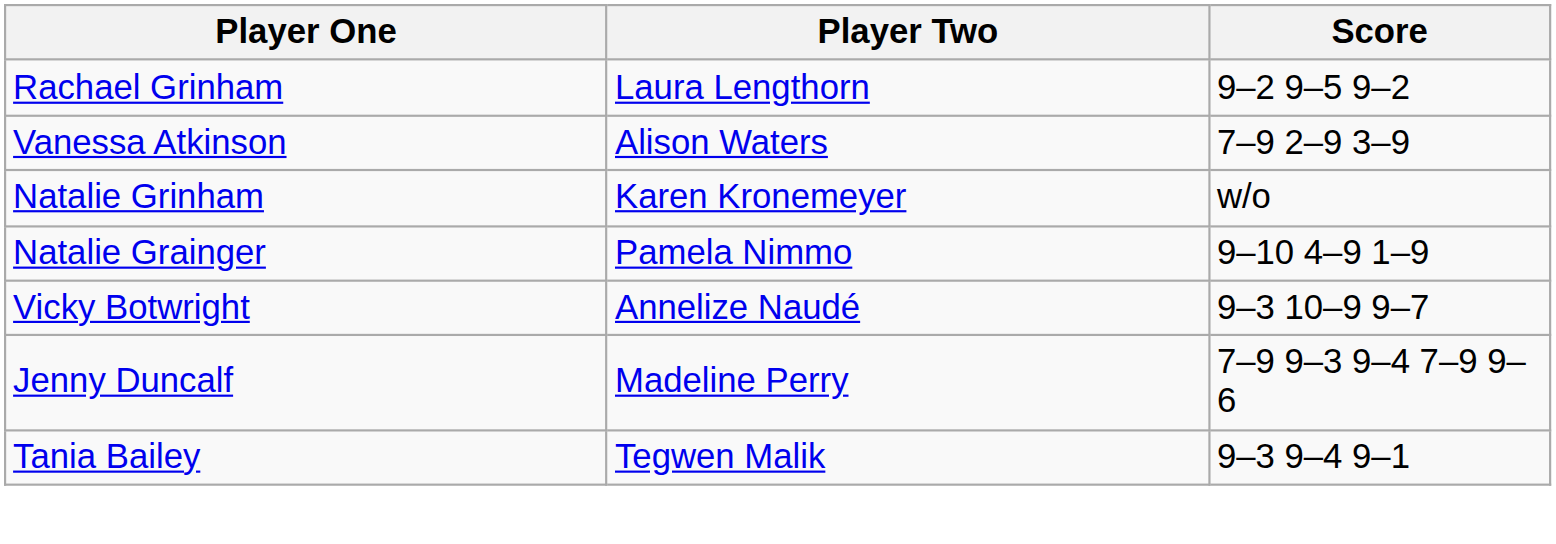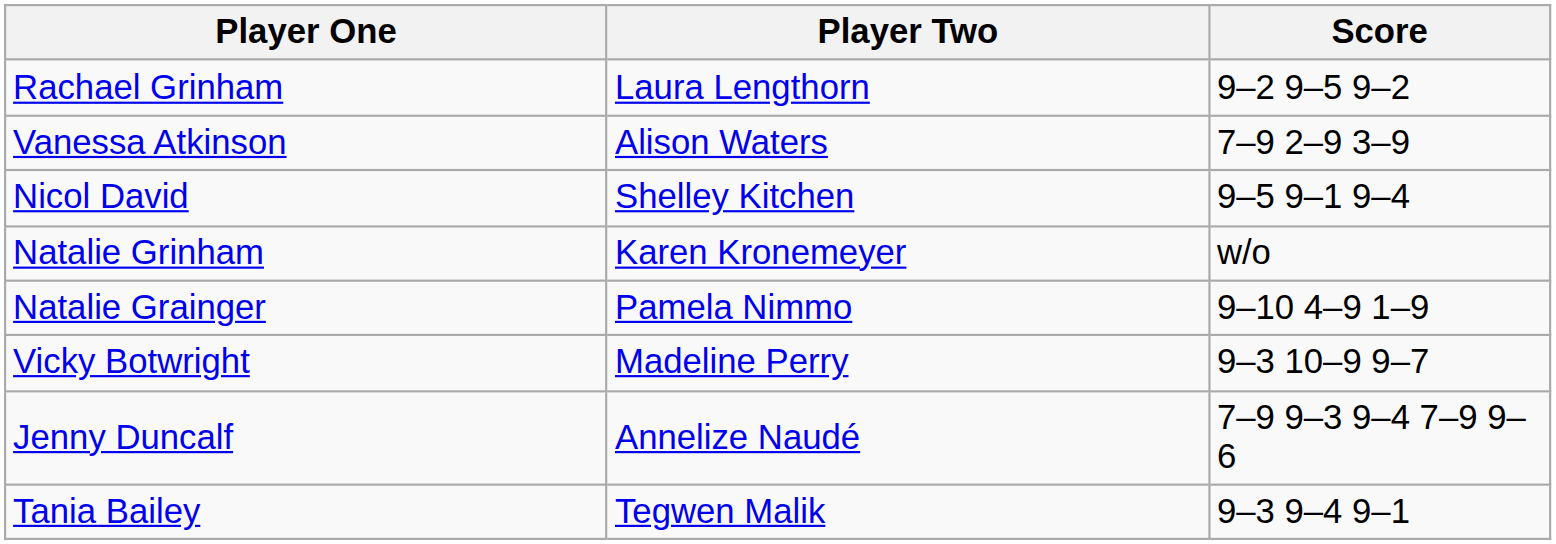+ row: (101, 197)
(738, 307) Annelize Naudé -> (732, 362) Madeline Perry
(732, 381) Madeline Perry -> (738, 437) Annelize Naudé
